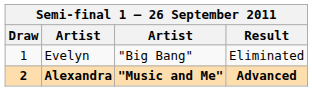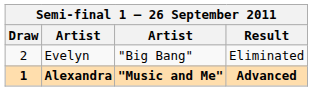(23, 55) 1 -> (23, 55) 2
(23, 76) 2 -> (23, 76) 1
